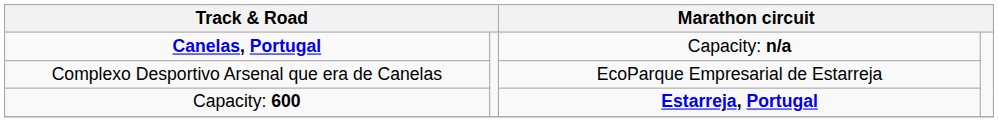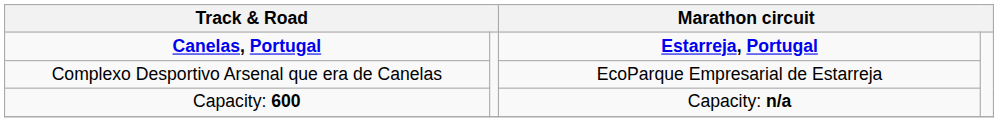(740, 46) Capacity: n/a -> (740, 46) Estarreja, Portugal
(740, 102) Estarreja, Portugal -> (740, 102) Capacity: n/a
